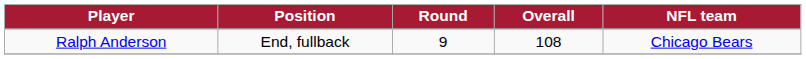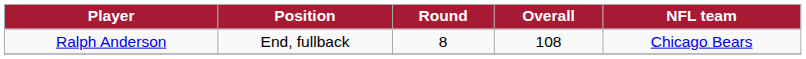(443, 41) 9 -> (443, 41) 8
